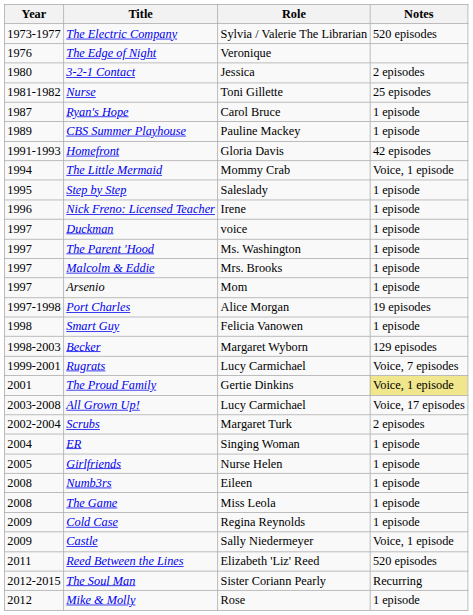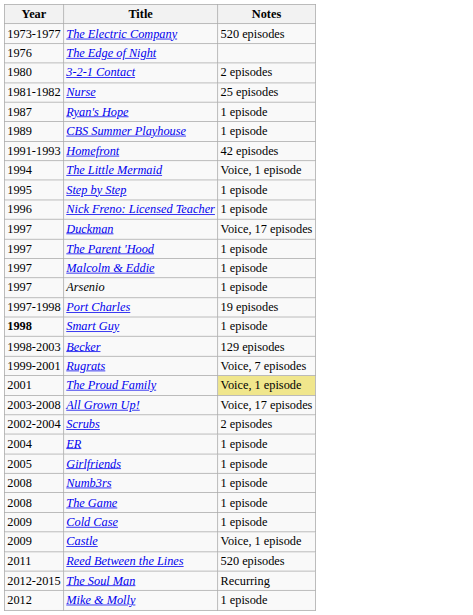- column: (294, 14)
(396, 229) 1 episode -> (266, 229) Voice, 17 episodes
(20, 326) normal -> (20, 326) bold
